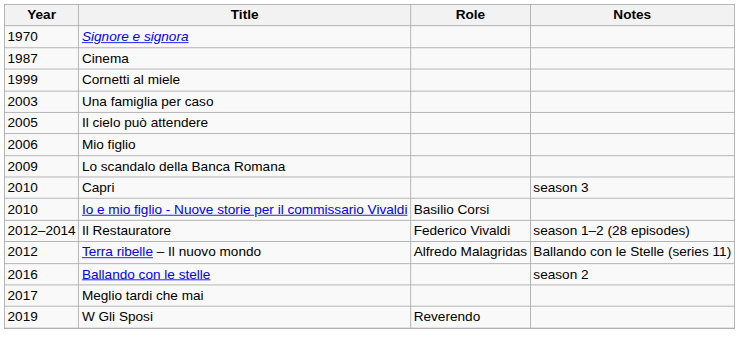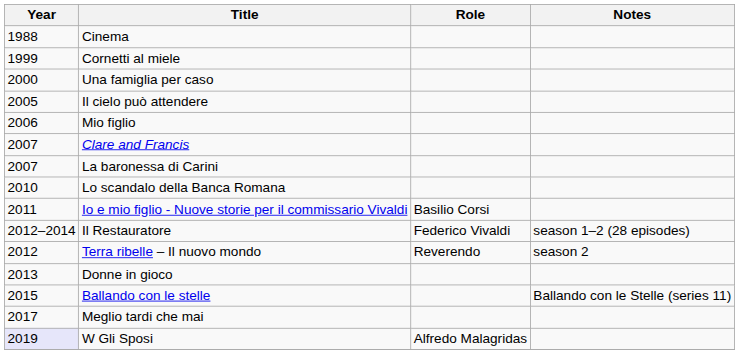- row: (135, 36)
(23, 58) 1987 -> (23, 36) 1988
(23, 101) 2003 -> (23, 79) 2000
+ row: (136, 144)
+ row: (150, 166)
(23, 166) 2009 -> (23, 187) 2010
- row: (98, 187)
(23, 209) 2010 -> (22, 209) 2011
(470, 252) Alfredo Malagridas -> (447, 252) Reverendo
(632, 252) Ballando con le Stelle (series 11) -> (561, 252) season 2
+ row: (127, 274)
(23, 274) 2016 -> (23, 295) 2015
(561, 274) season 2 -> (632, 295) Ballando con le Stelle (series 11)
(23, 317) no background -> (23, 338) lavender background
(447, 317) Reverendo -> (470, 338) Alfredo Malagridas
